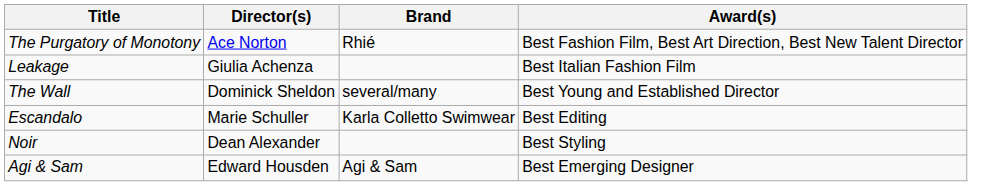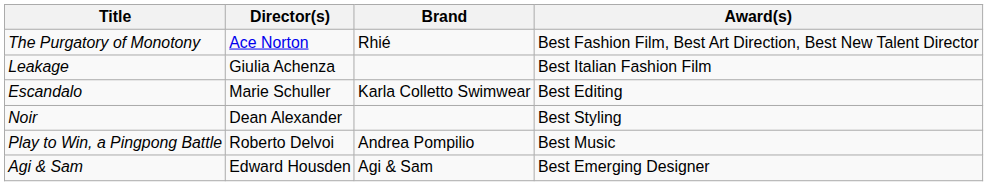- row: (39, 92)
+ row: (115, 142)
